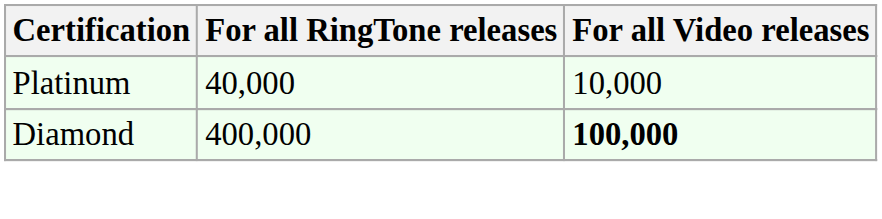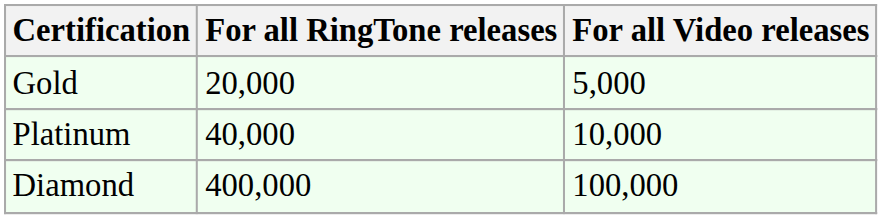+ row: (45, 82)
(625, 133) bold -> (625, 185) normal
